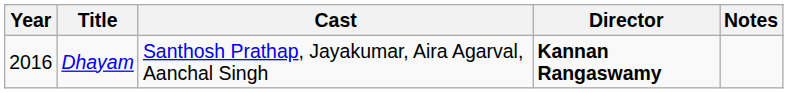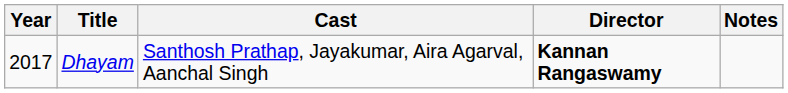(31, 62) 2016 -> (31, 62) 2017
